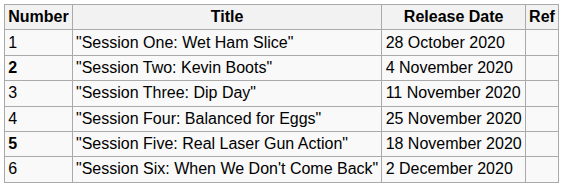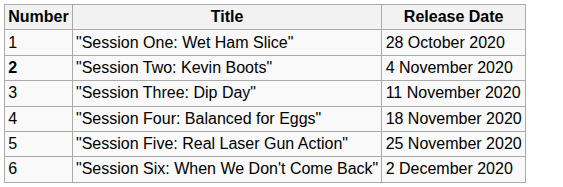- column: (542, 17)
(454, 118) 25 November 2020 -> (454, 118) 18 November 2020
(13, 144) bold -> (13, 144) normal
(454, 144) 18 November 2020 -> (454, 144) 25 November 2020
